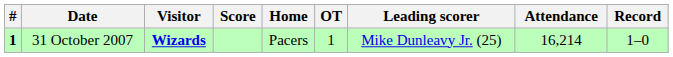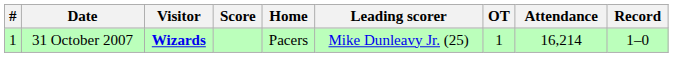columns swapped: (331, 16) <-> (431, 16)
(13, 40) bold -> (13, 40) normal
